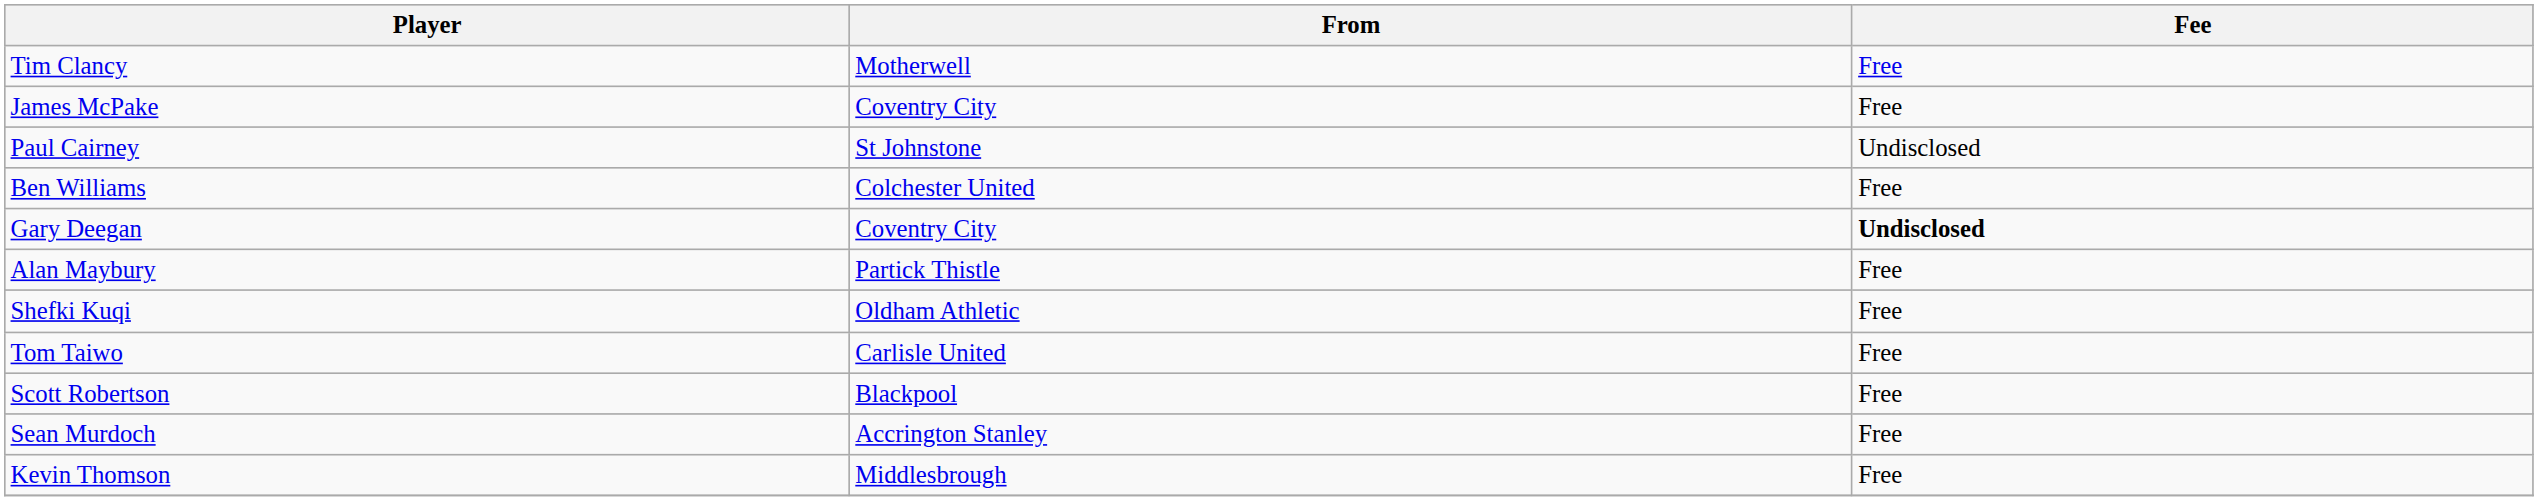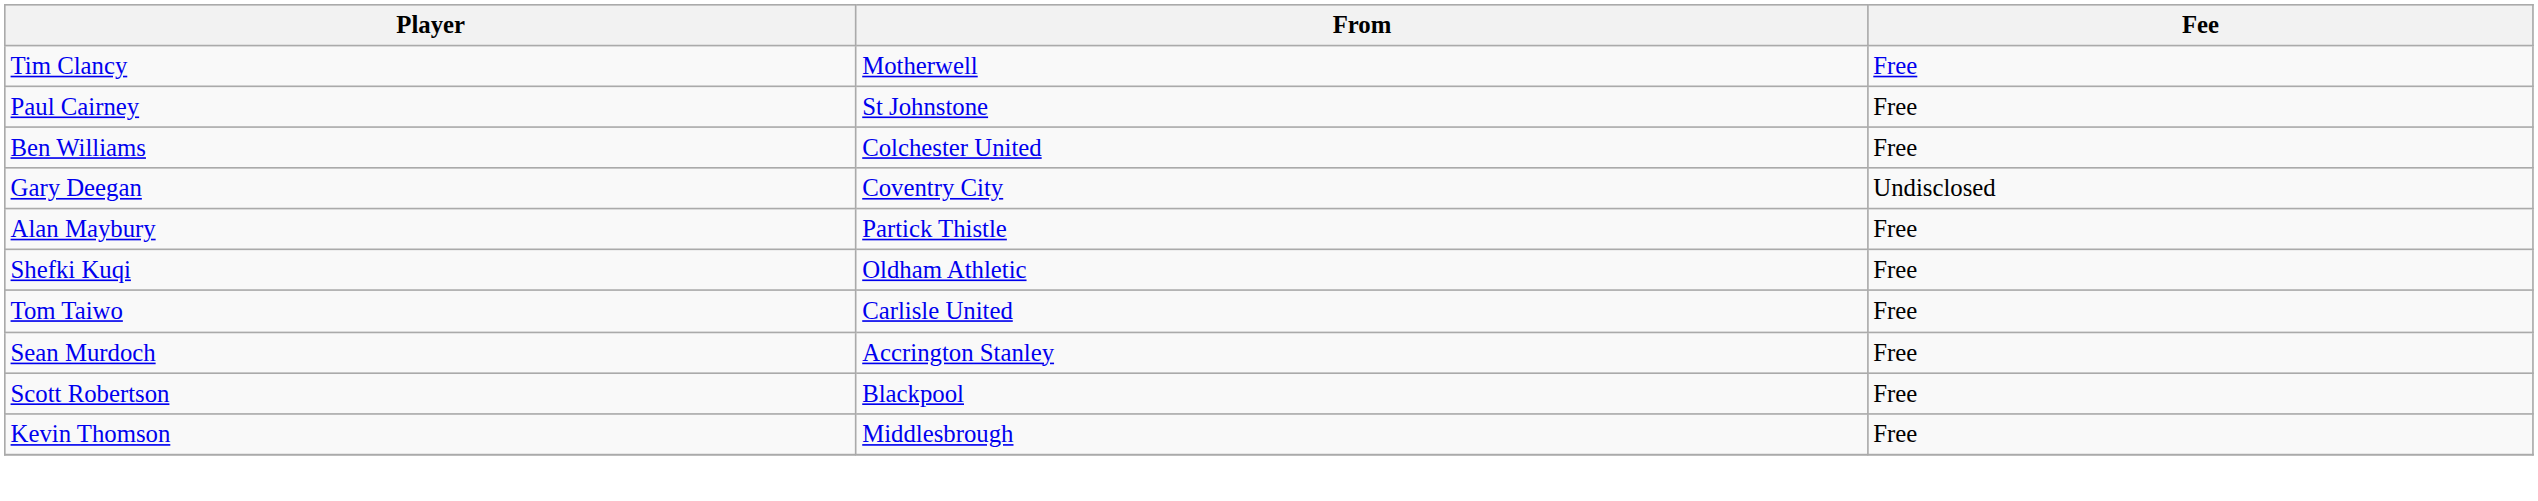- row: (84, 106)
(1919, 147) Undisclosed -> (1895, 106) Free
(1921, 229) bold -> (1935, 188) normal
rows swapped: (83, 433) <-> (90, 392)
